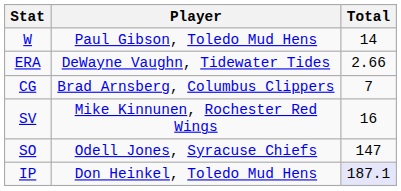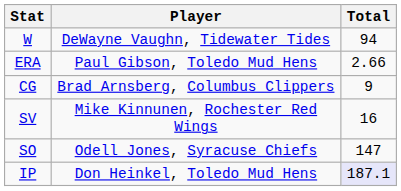(196, 40) Paul Gibson, Toledo Mud Hens -> (196, 40) DeWayne Vaughn, Tidewater Tides
(369, 40) 14 -> (369, 40) 94
(196, 63) DeWayne Vaughn, Tidewater Tides -> (196, 63) Paul Gibson, Toledo Mud Hens
(369, 87) 7 -> (369, 87) 9
